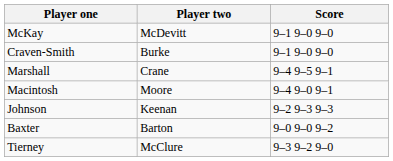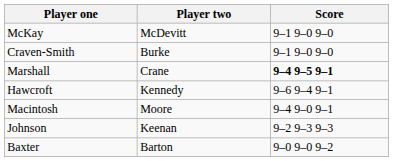(303, 71) normal -> (303, 71) bold
+ row: (30, 90)
- row: (26, 147)
